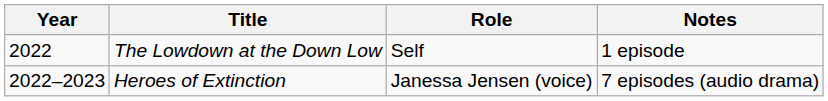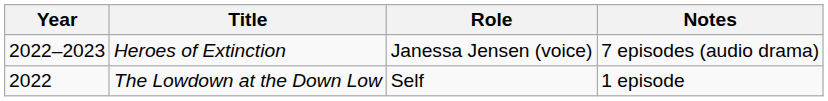rows swapped: (200, 80) <-> (248, 50)
